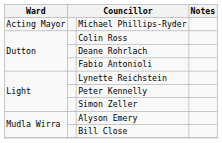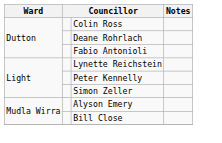- row: (132, 24)
